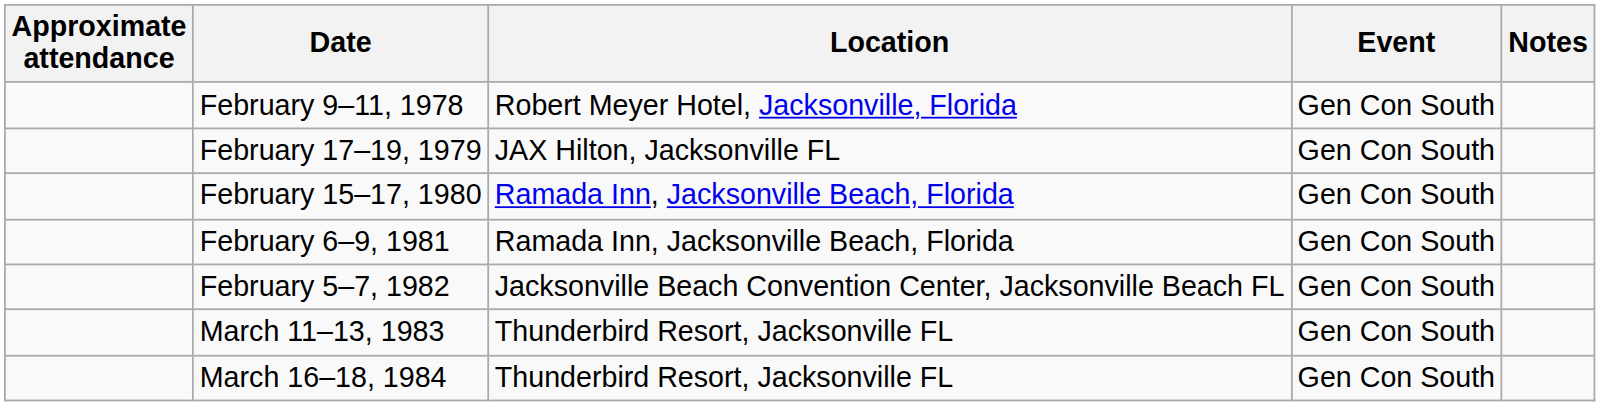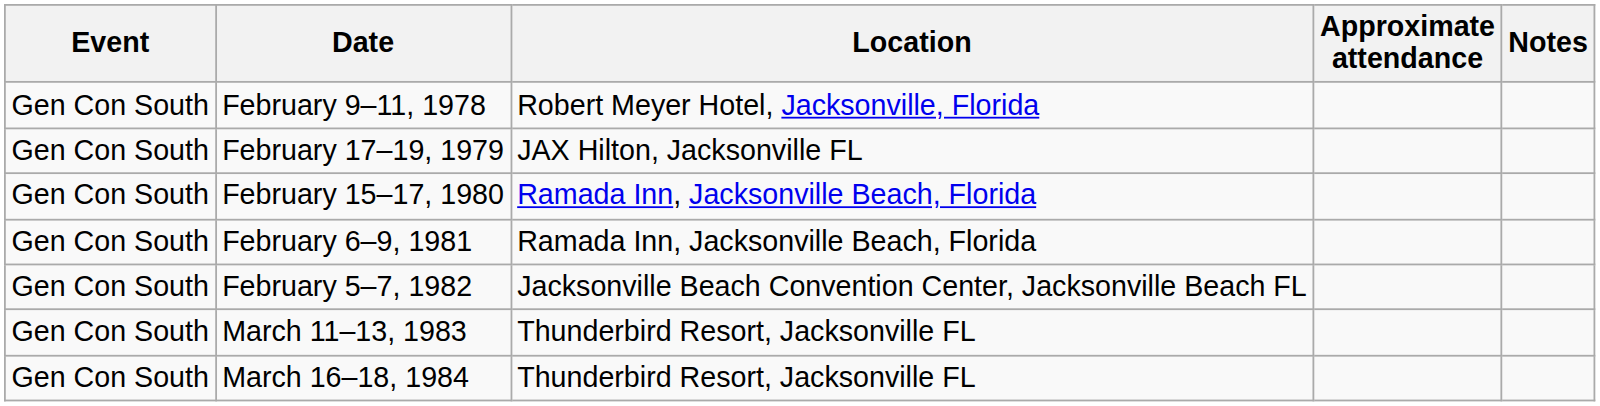columns swapped: (1396, 43) <-> (99, 43)
